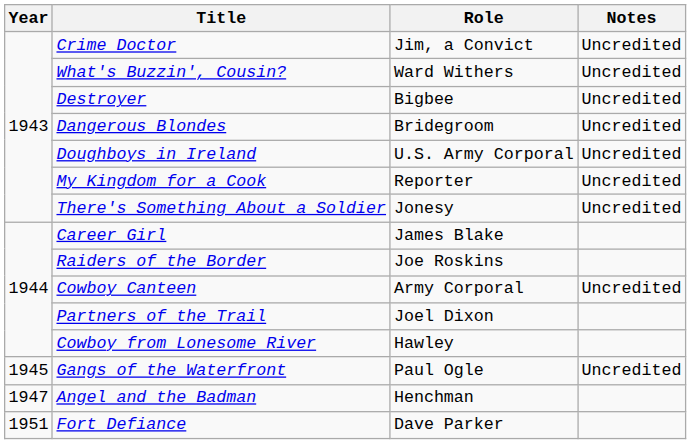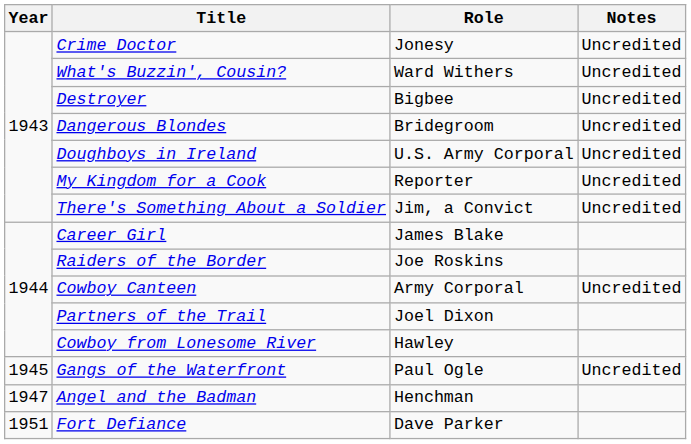(464, 45) Jim, a Convict -> (424, 45) Jonesy
(424, 208) Jonesy -> (464, 208) Jim, a Convict
